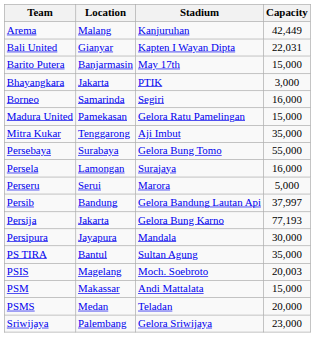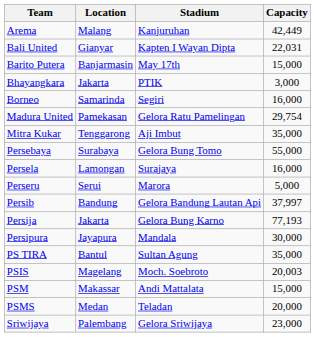(287, 116) 15,000 -> (287, 116) 29,754
